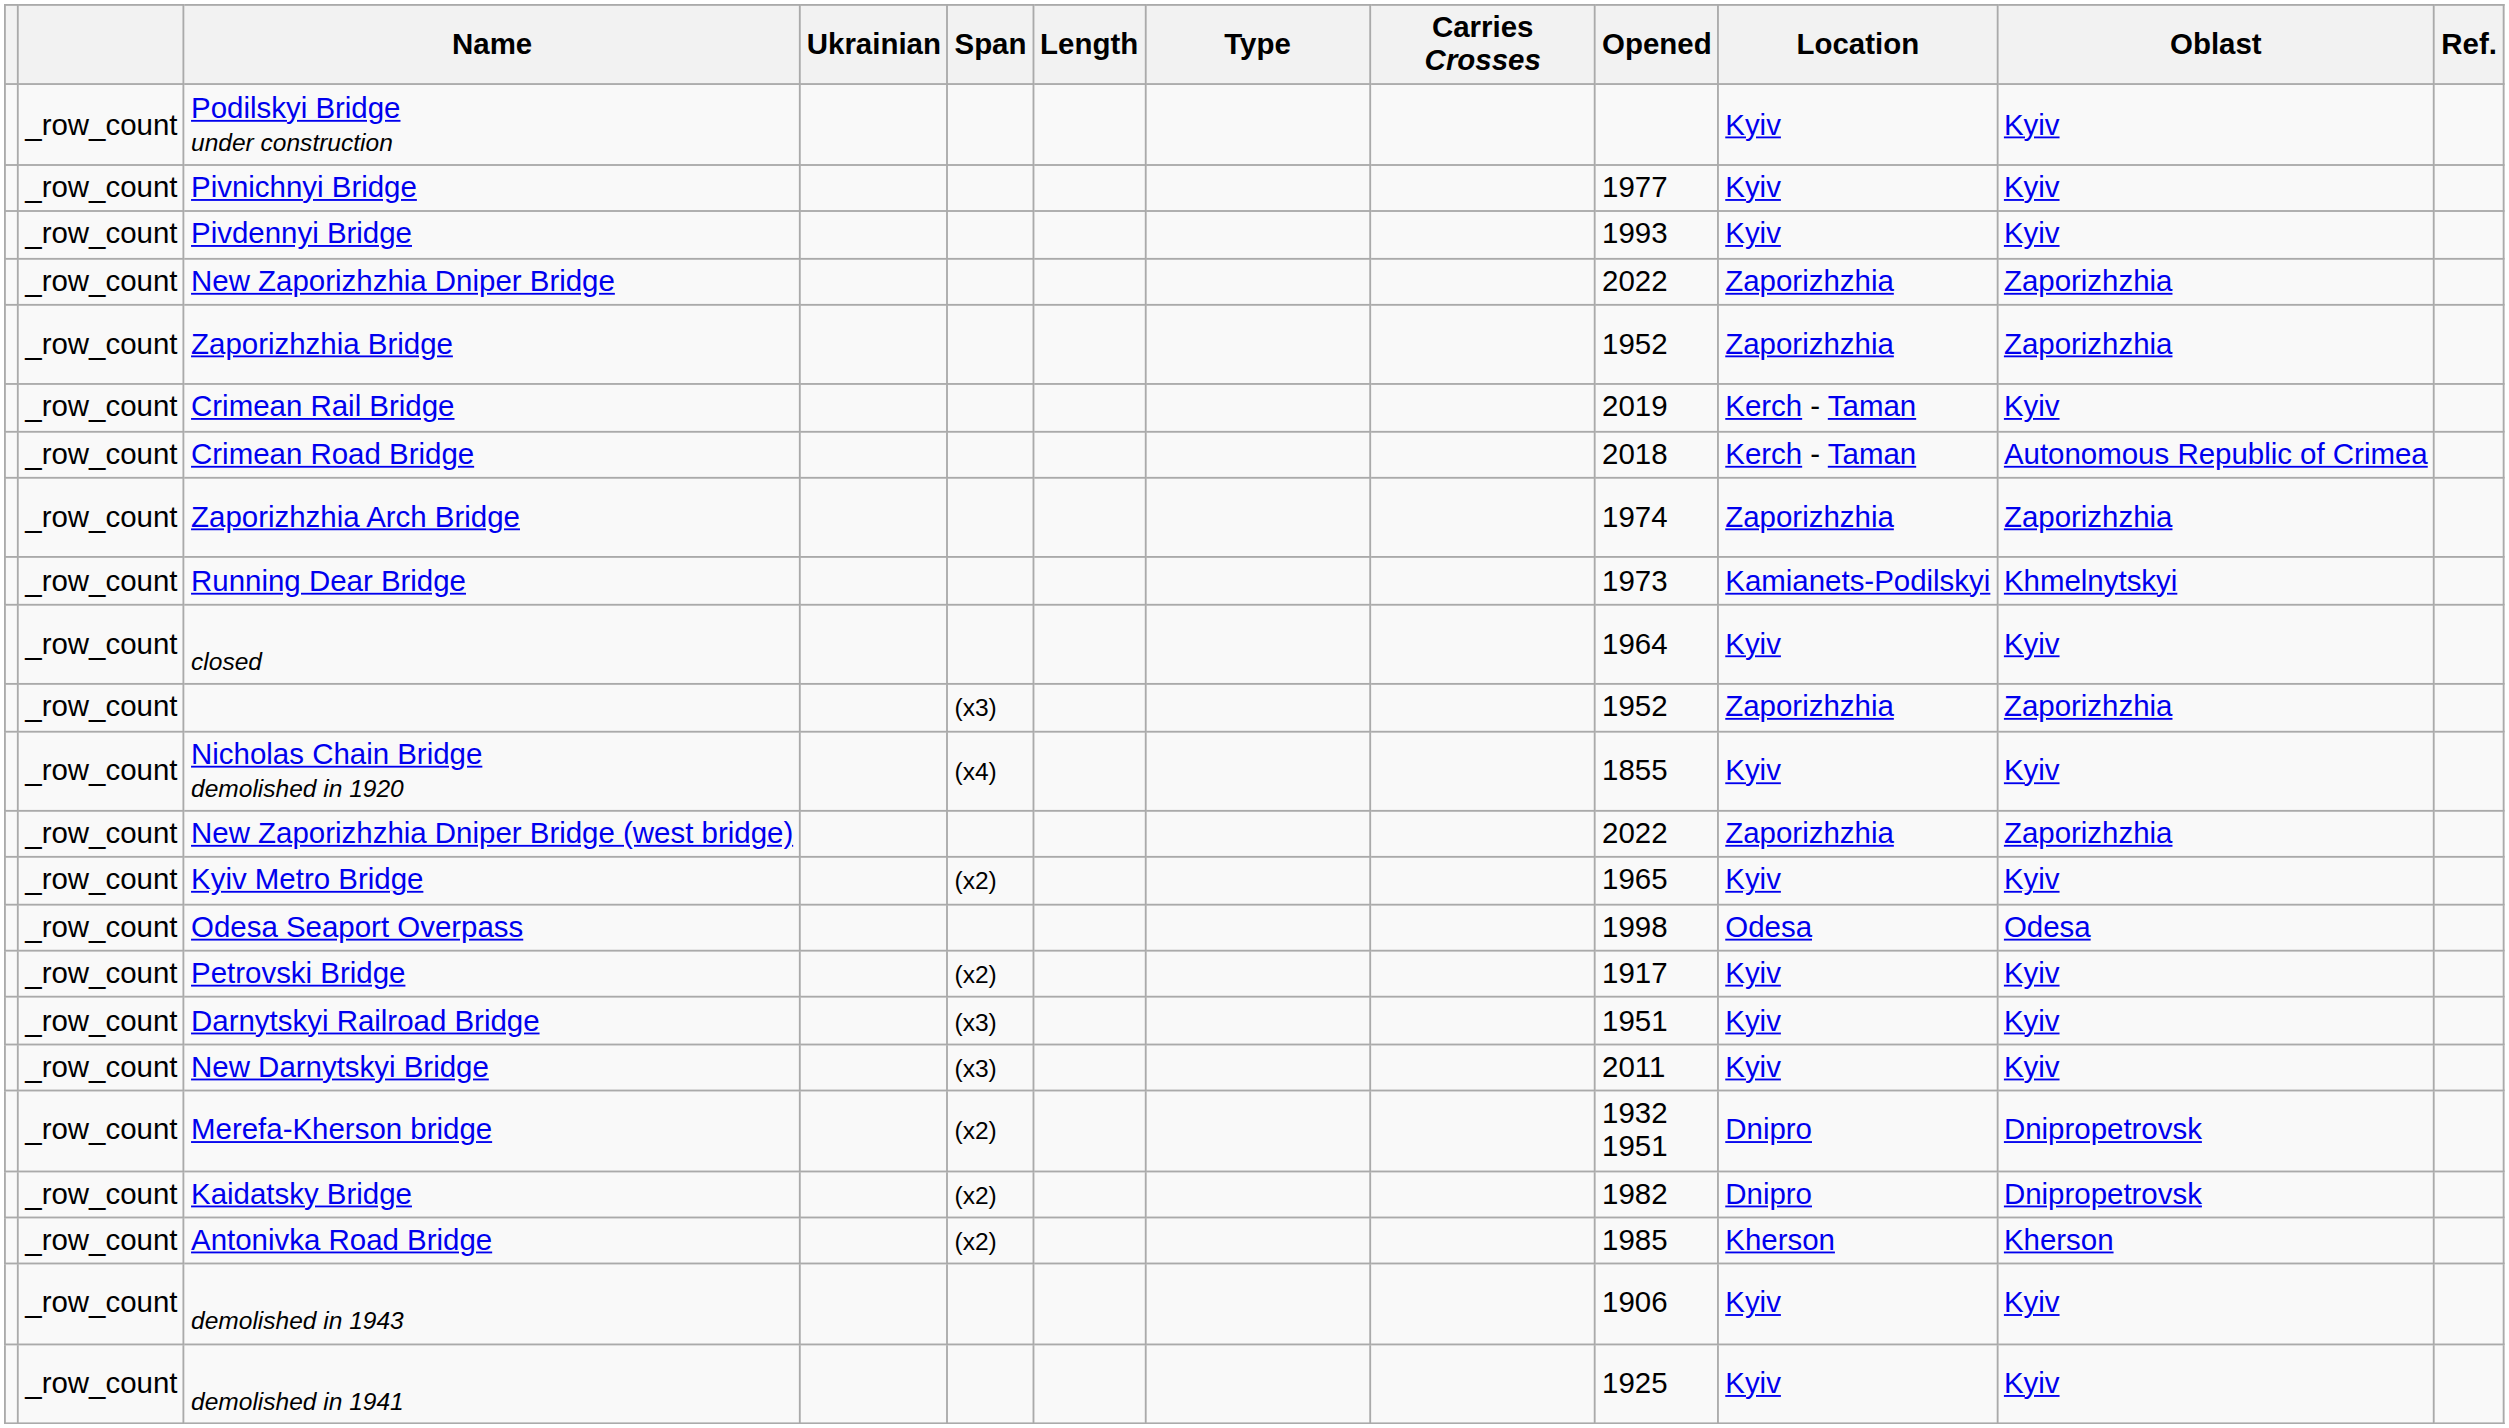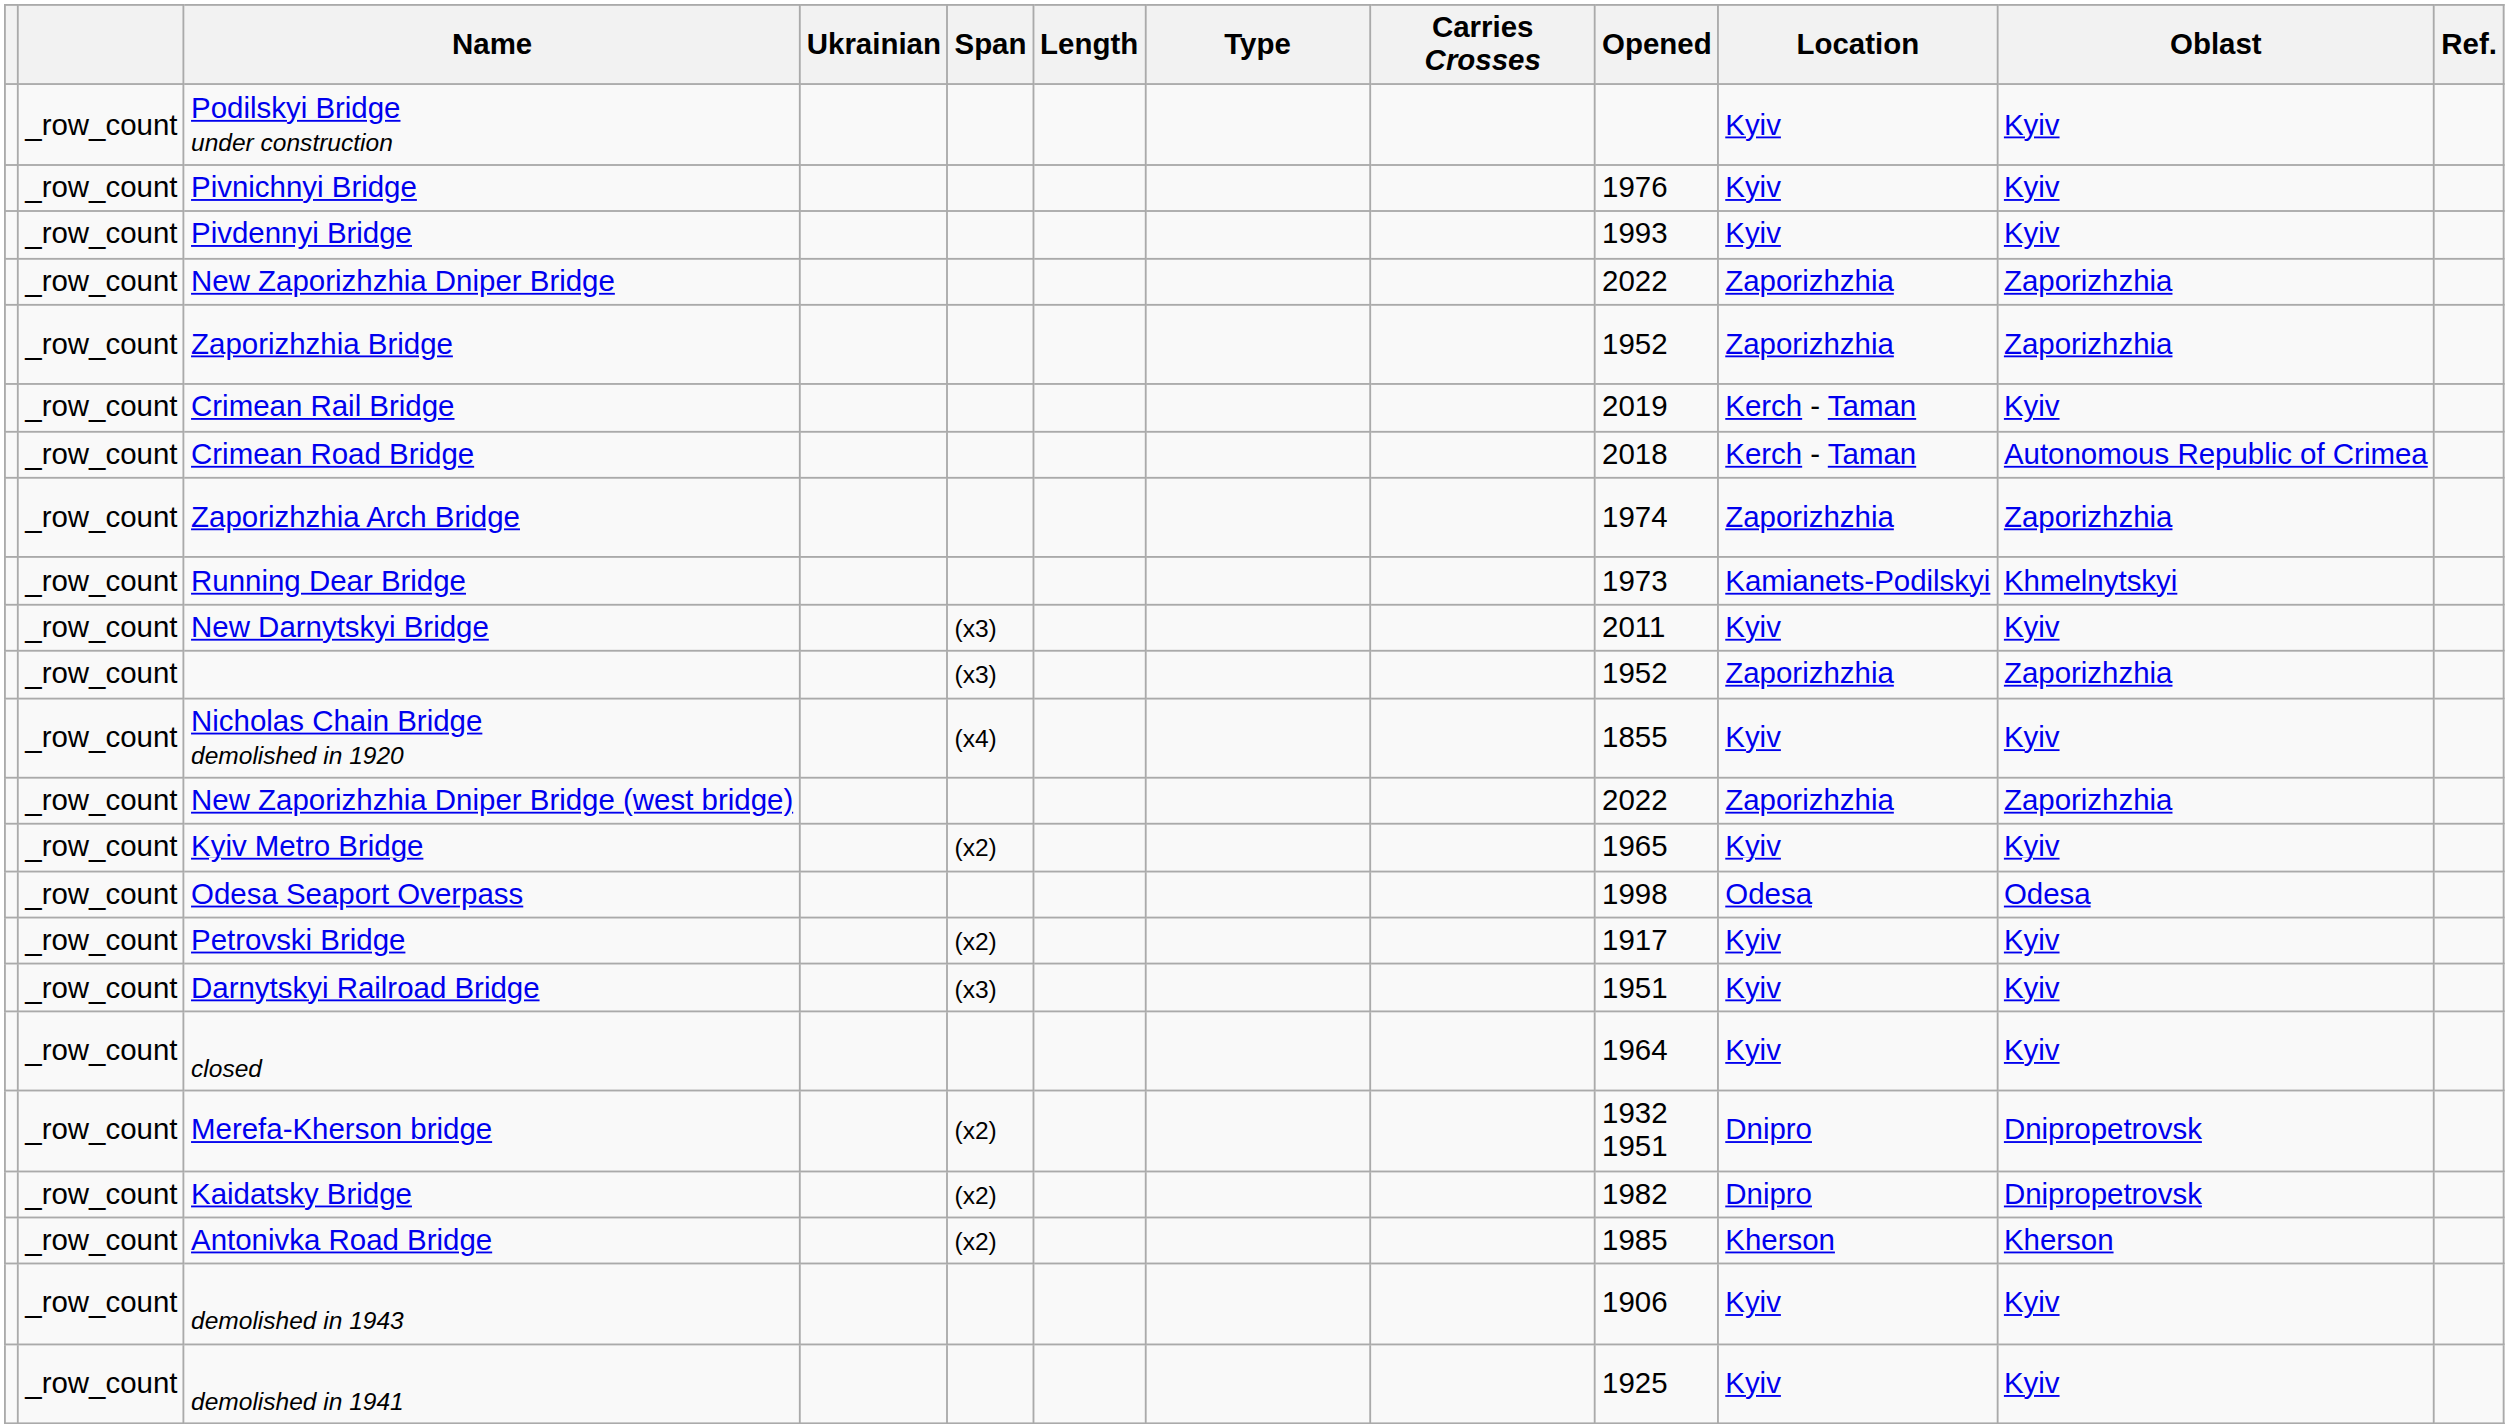(1635, 187) 1977 -> (1635, 187) 1976
rows swapped: (12, 644) <-> (12, 1067)
